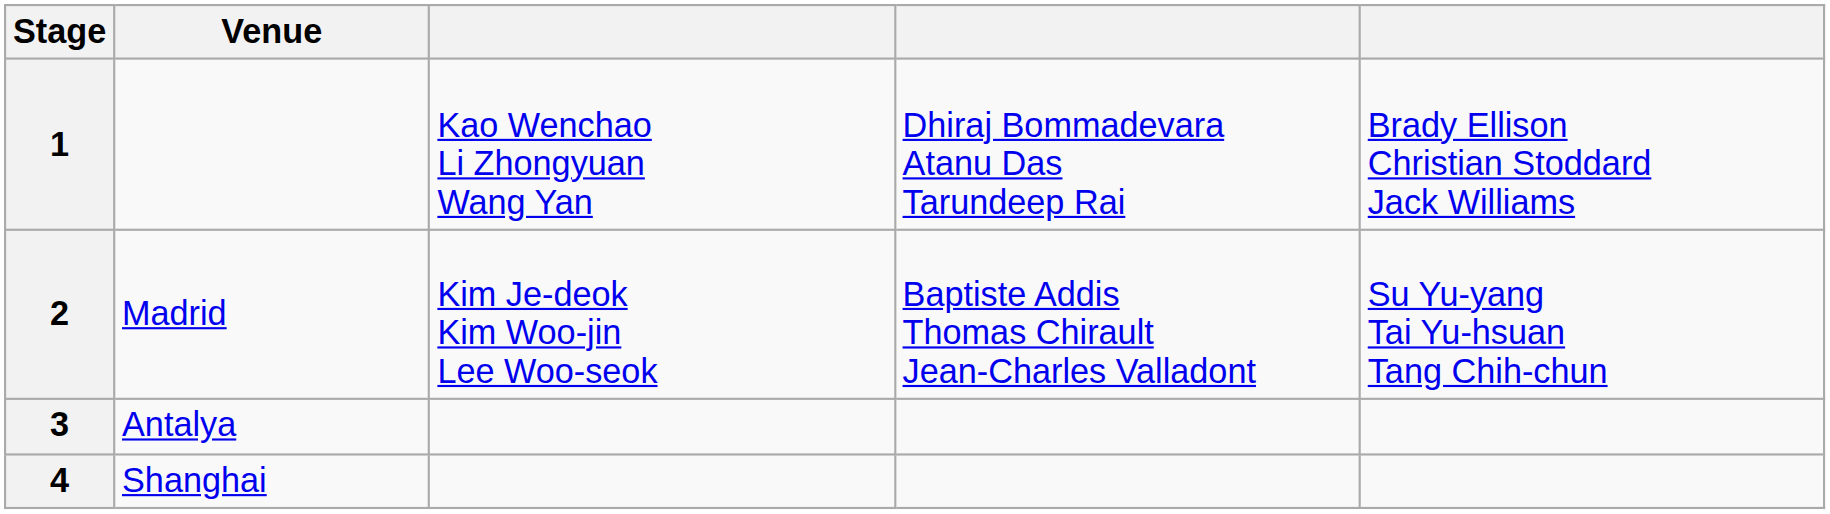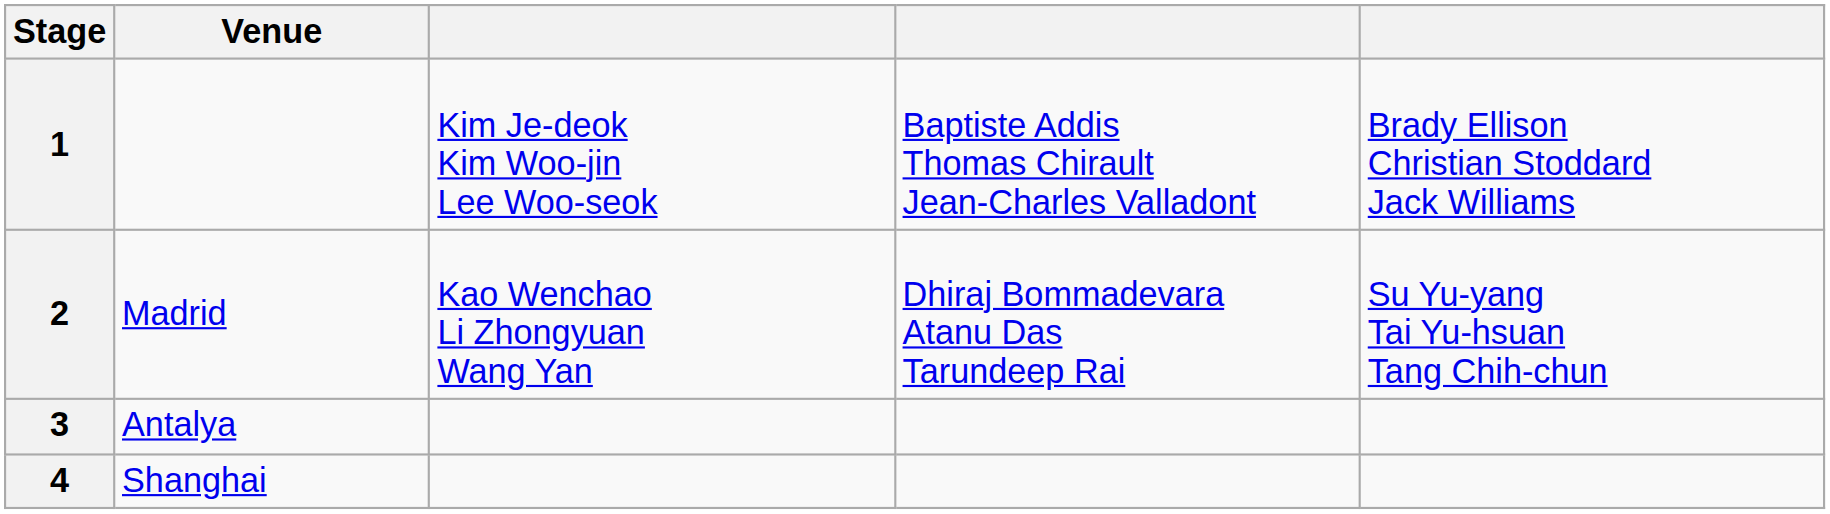(545, 162) Kao Wenchao Li Zhongyuan Wang Yan -> (547, 162) Kim Je-deok Kim Woo-jin Lee Woo-seok
(1063, 162) Dhiraj Bommadevara Atanu Das Tarundeep Rai -> (1079, 162) Baptiste Addis Thomas Chirault Jean-Charles Valladont
(547, 332) Kim Je-deok Kim Woo-jin Lee Woo-seok -> (545, 332) Kao Wenchao Li Zhongyuan Wang Yan
(1079, 332) Baptiste Addis Thomas Chirault Jean-Charles Valladont -> (1063, 332) Dhiraj Bommadevara Atanu Das Tarundeep Rai
